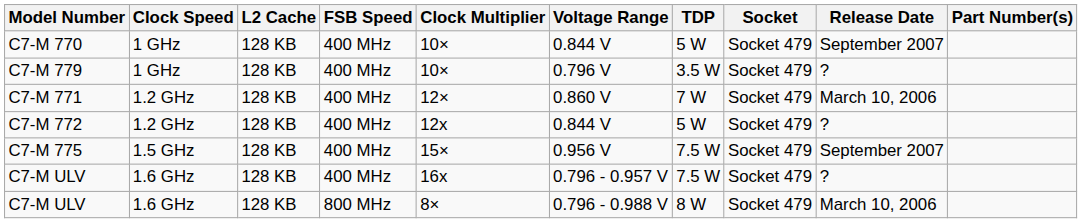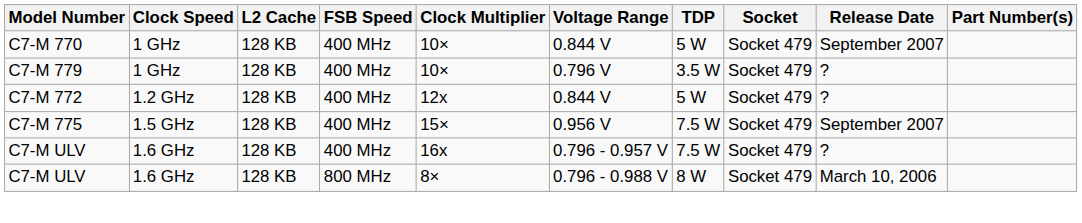- row: (45, 97)
